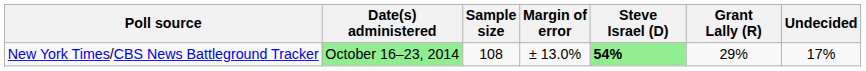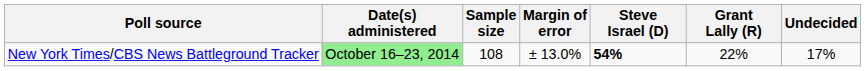(608, 54) lightgreen background -> (608, 54) no background
(734, 54) 29% -> (734, 54) 22%
